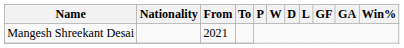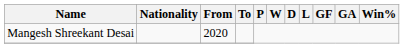(216, 33) 2021 -> (216, 33) 2020
